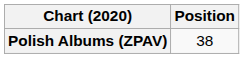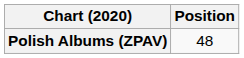(205, 41) 38 -> (205, 41) 48
